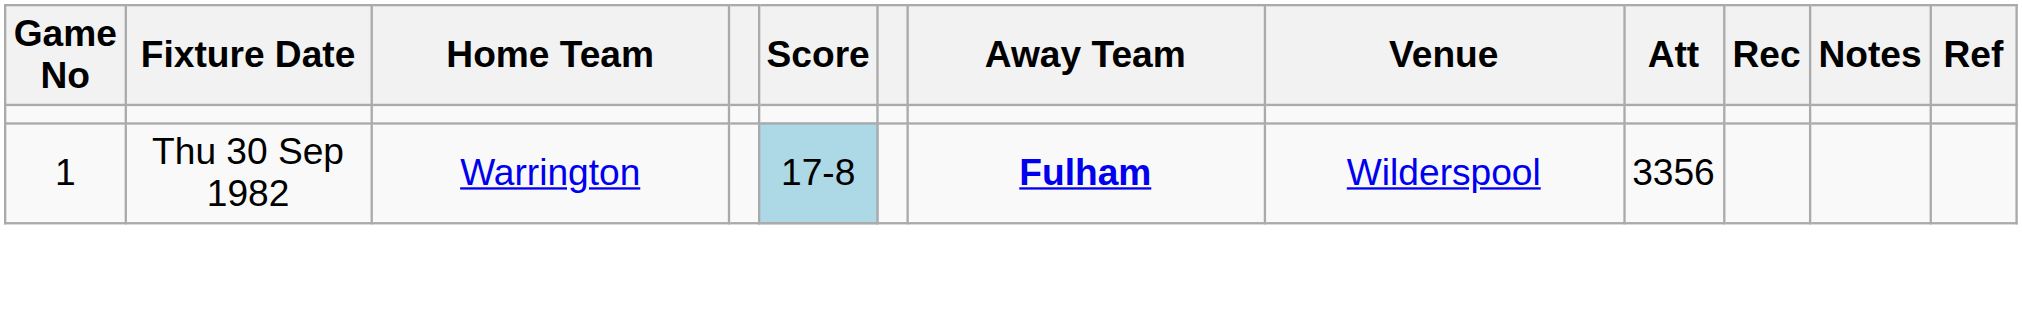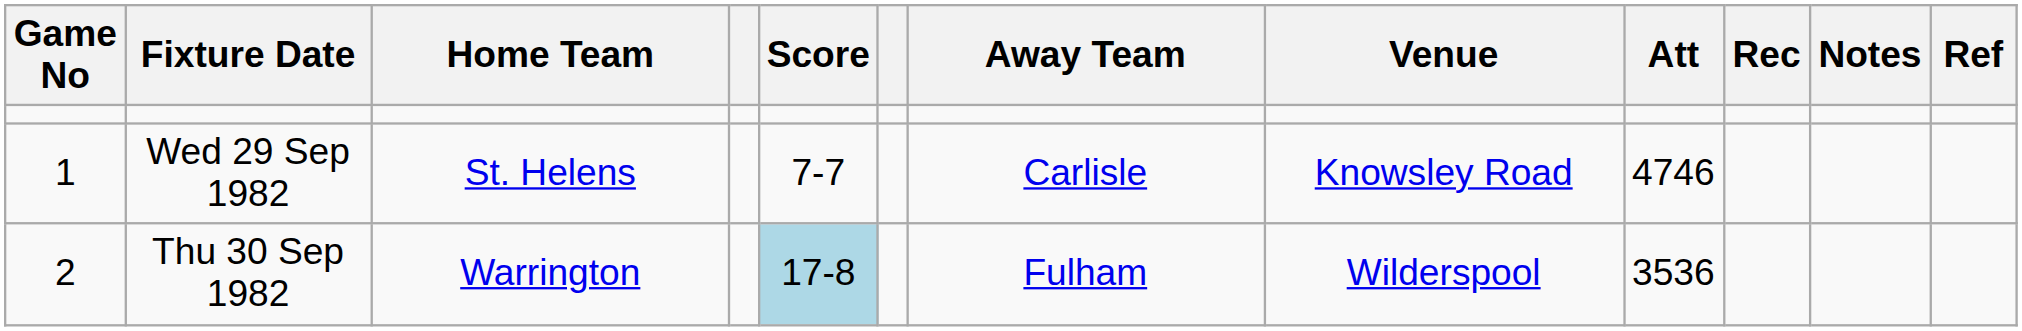+ row: (248, 172)
(65, 172) 1 -> (65, 273) 2
(1085, 172) bold -> (1085, 273) normal
(1673, 172) 3356 -> (1673, 273) 3536
